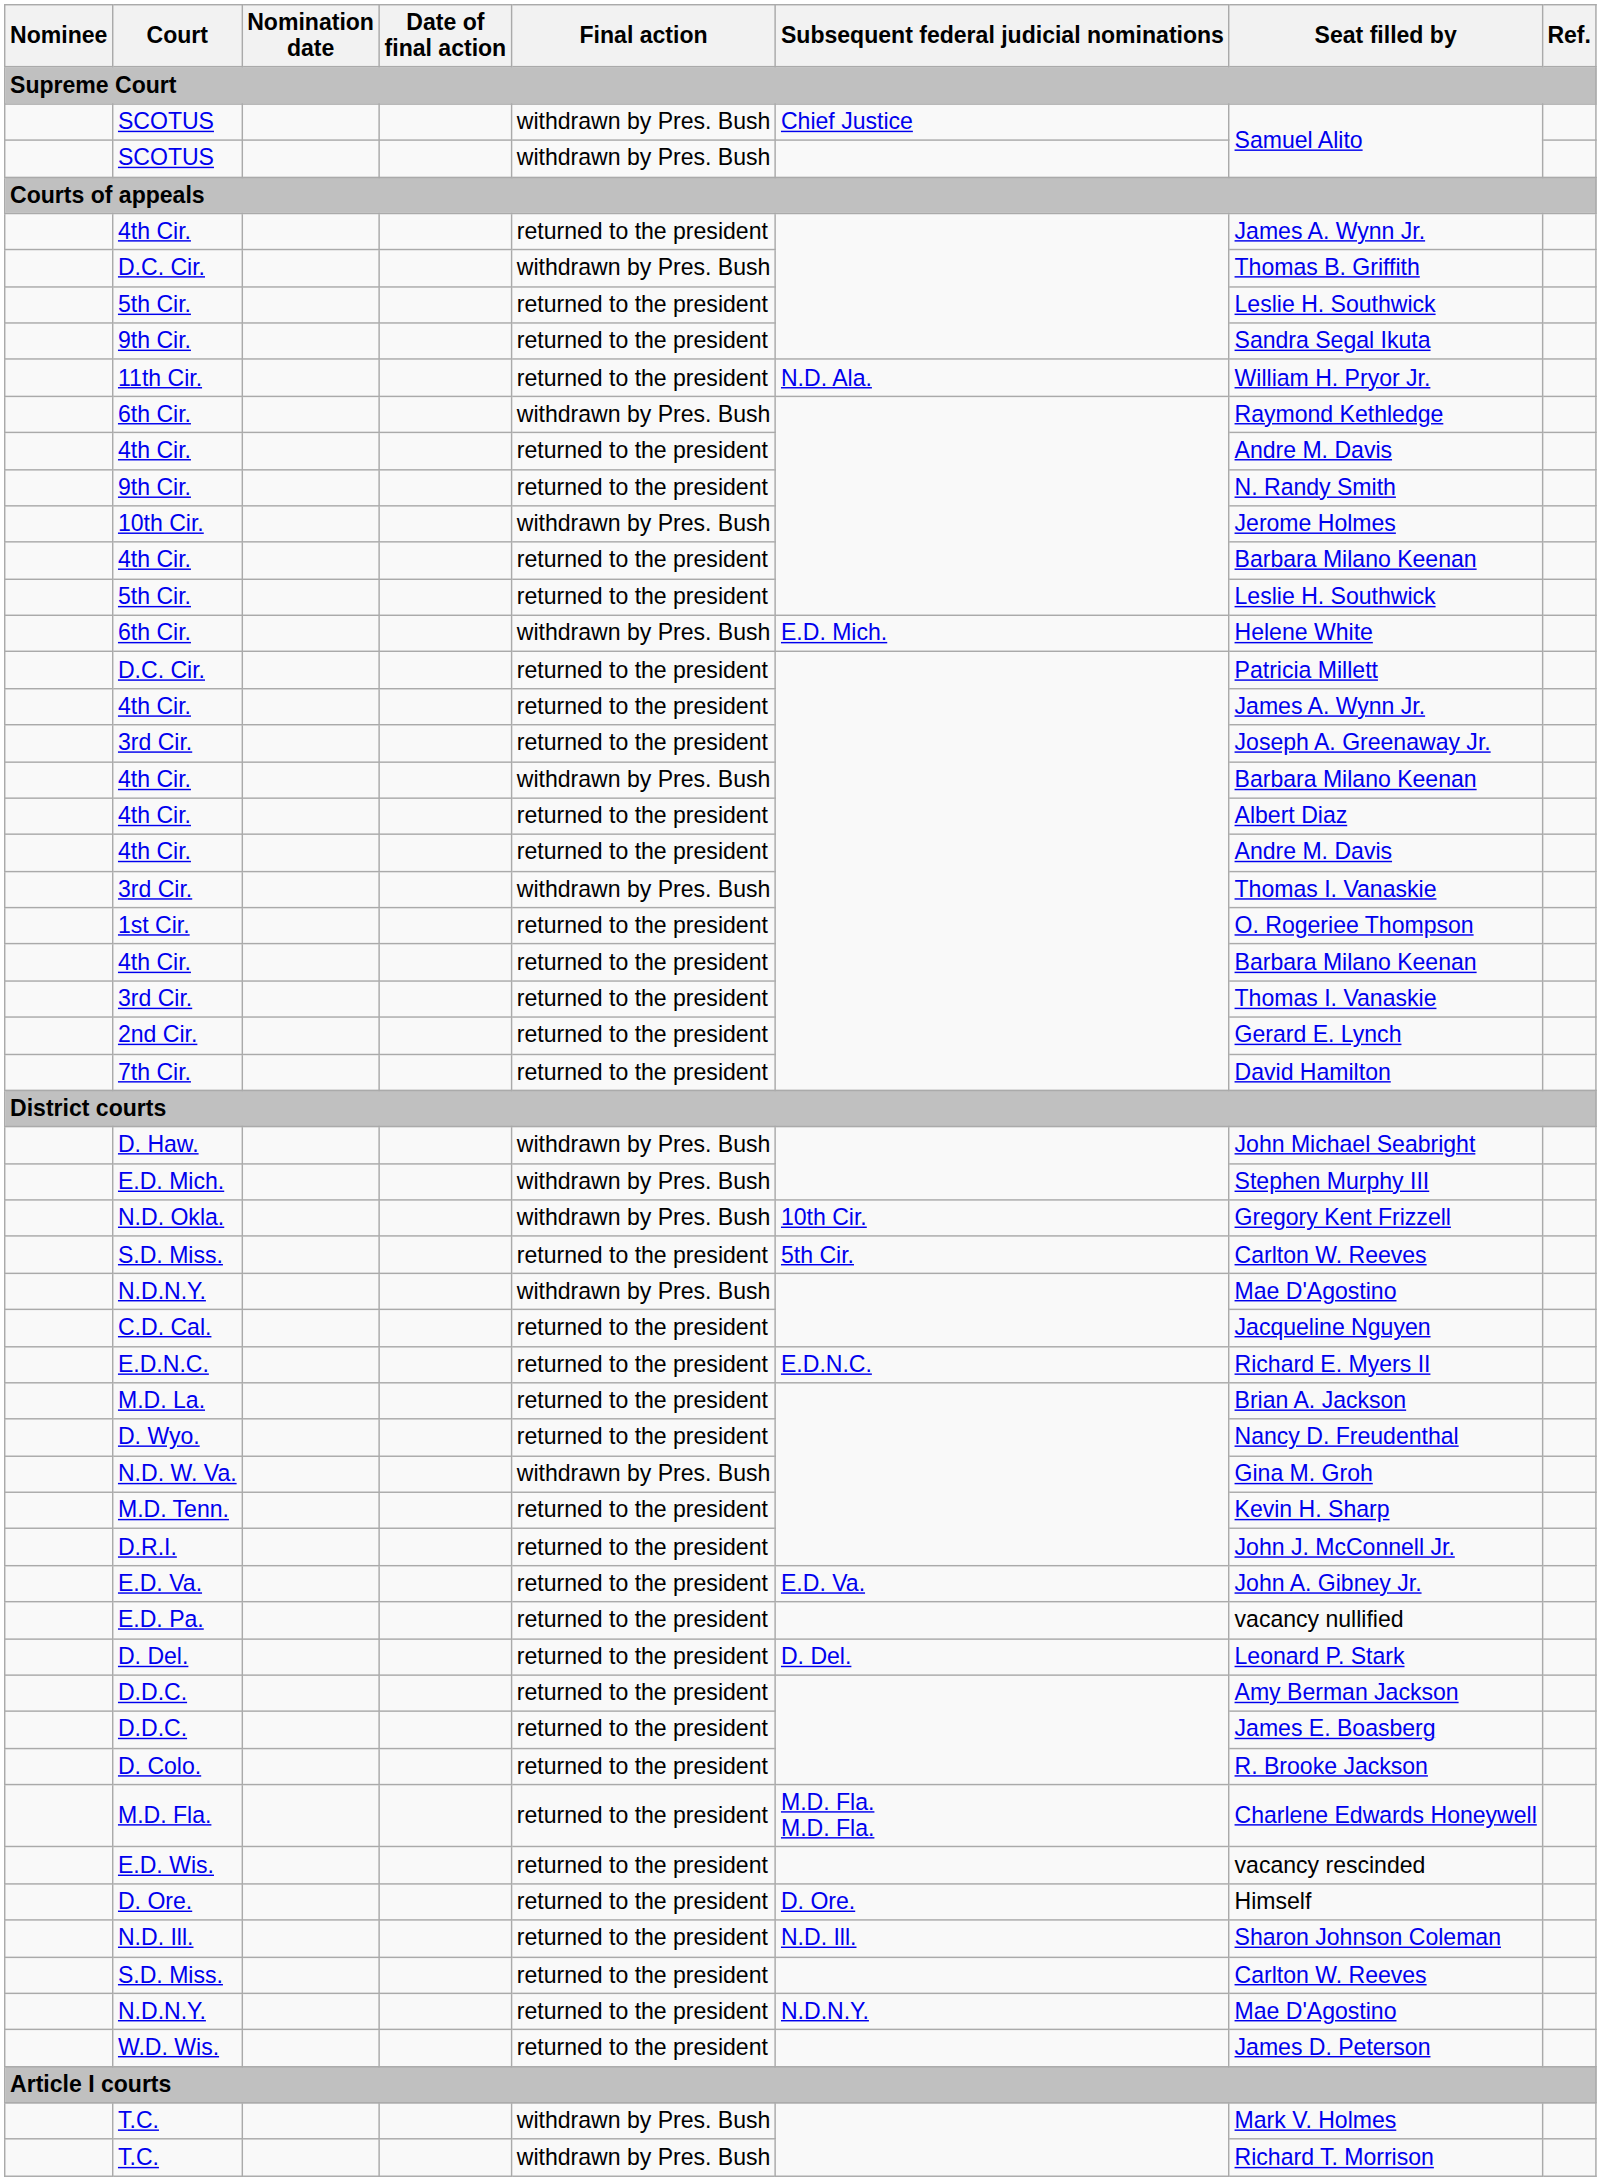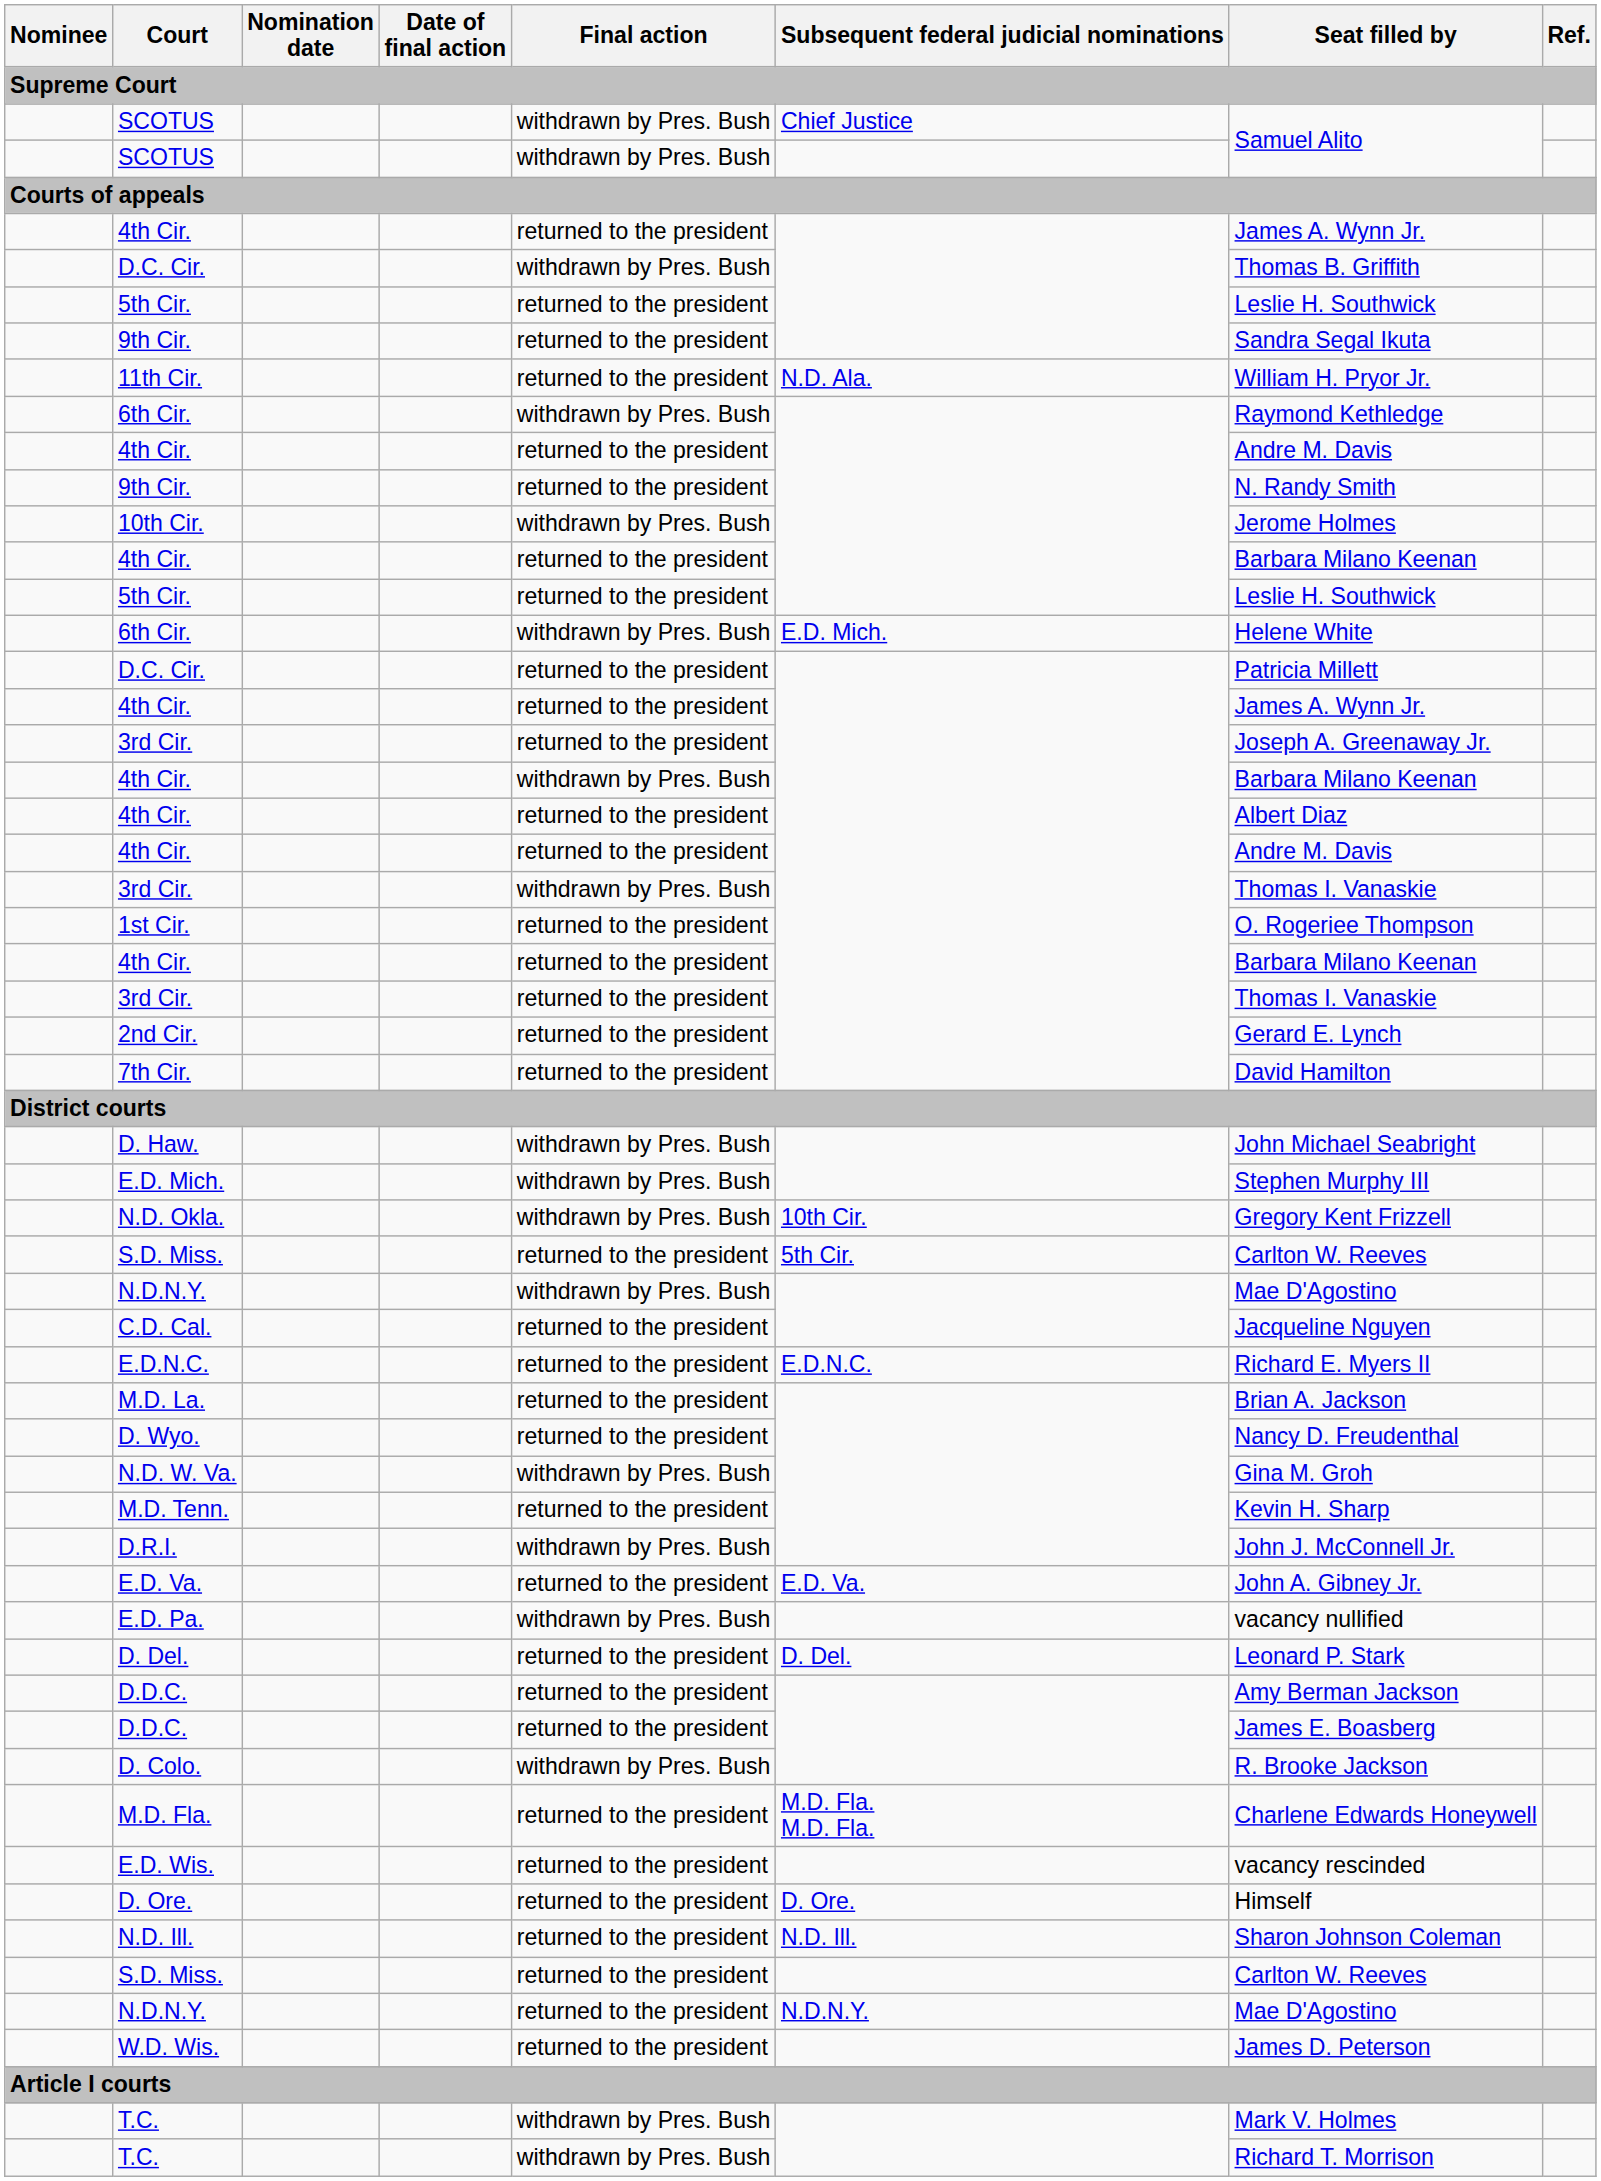(642, 1546) returned to the president -> (644, 1546) withdrawn by Pres. Bush
(642, 1619) returned to the president -> (644, 1619) withdrawn by Pres. Bush
(642, 1766) returned to the president -> (644, 1766) withdrawn by Pres. Bush
